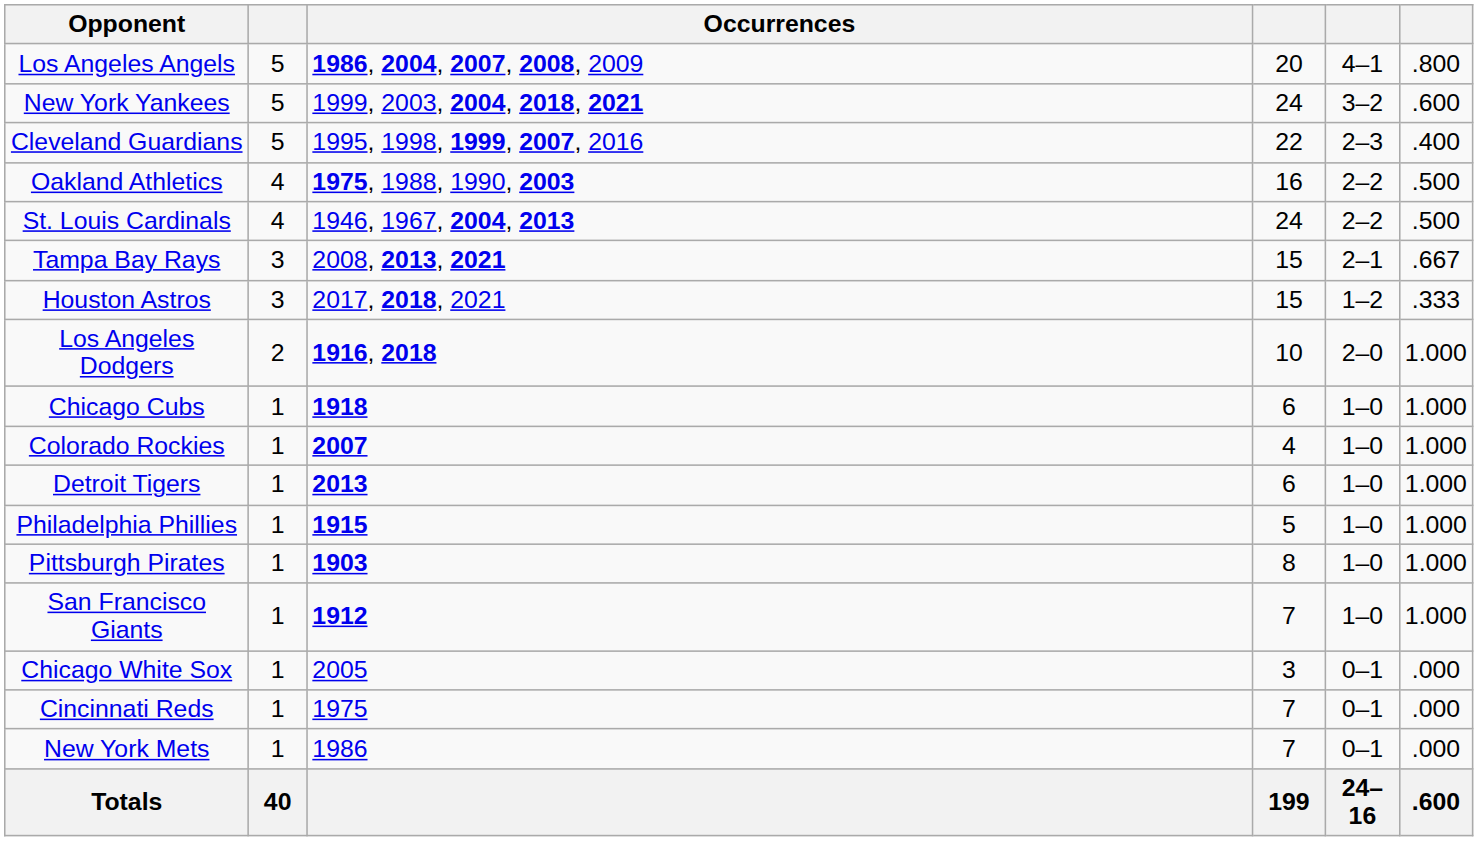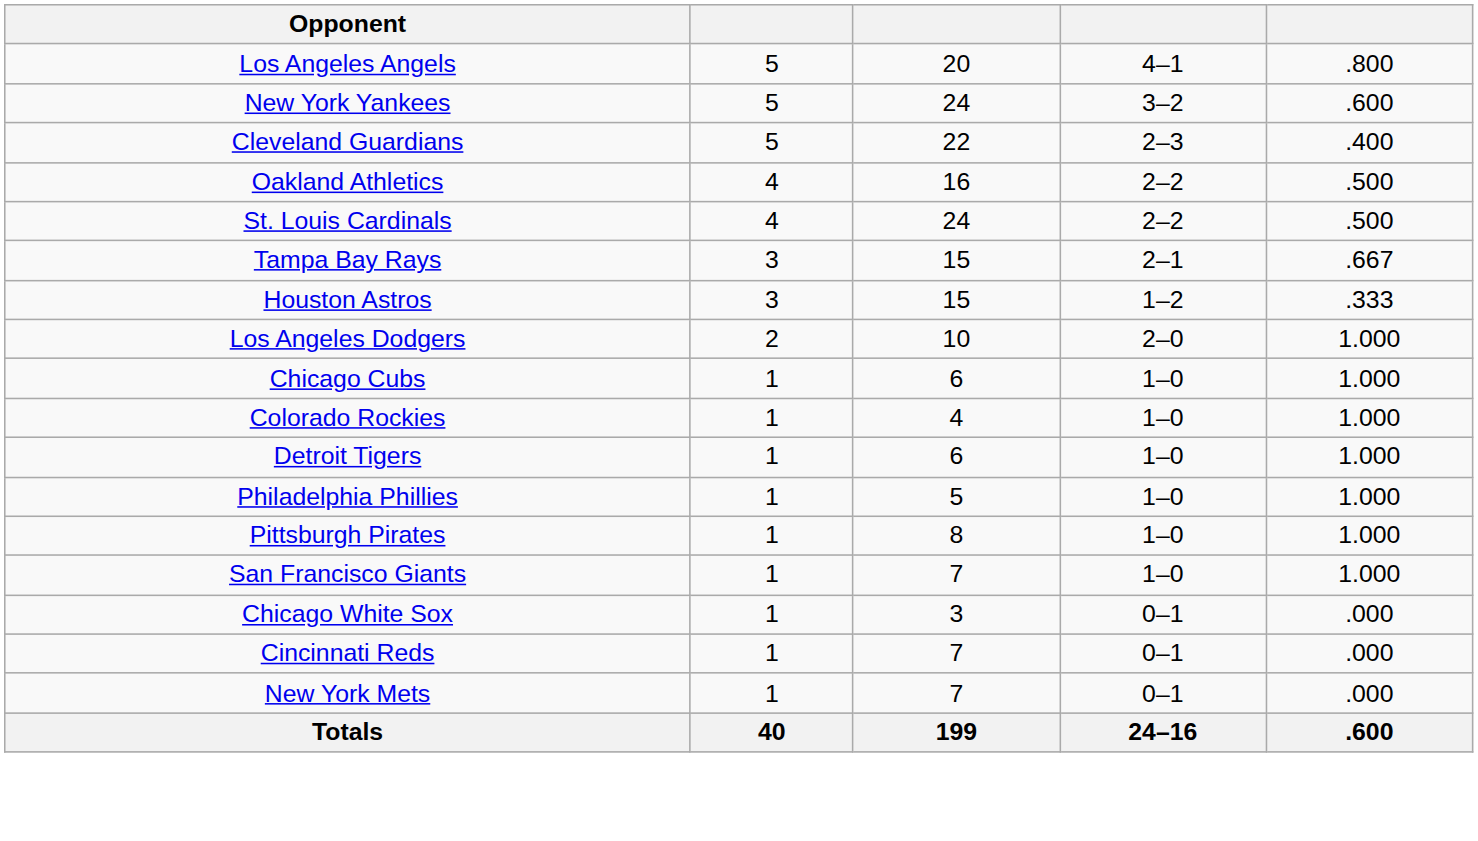- column: (779, 24)
